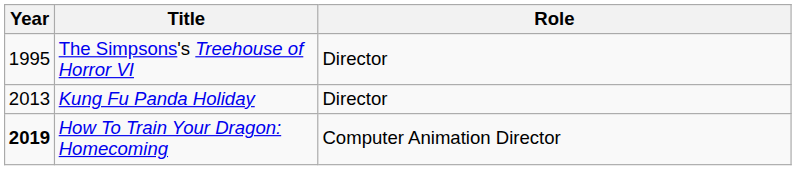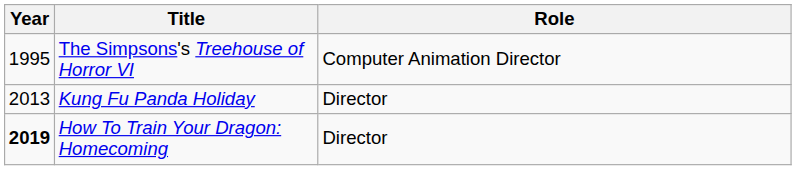(355, 59) Director -> (442, 59) Computer Animation Director
(442, 138) Computer Animation Director -> (355, 138) Director
